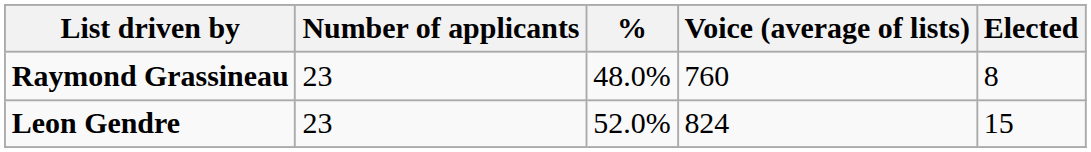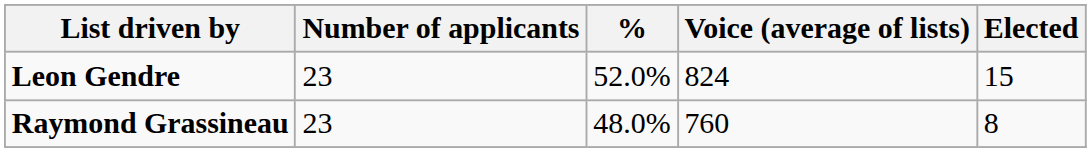rows swapped: (96, 123) <-> (150, 75)
